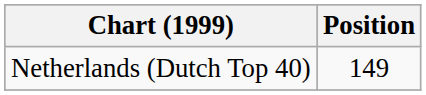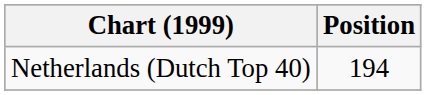(369, 68) 149 -> (369, 68) 194
